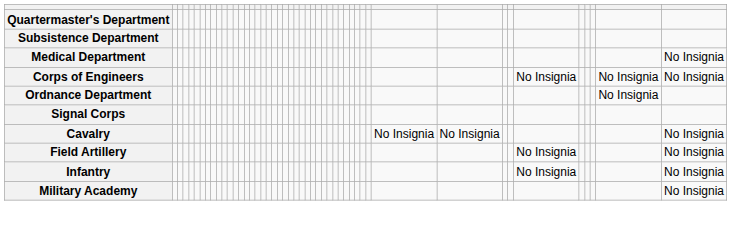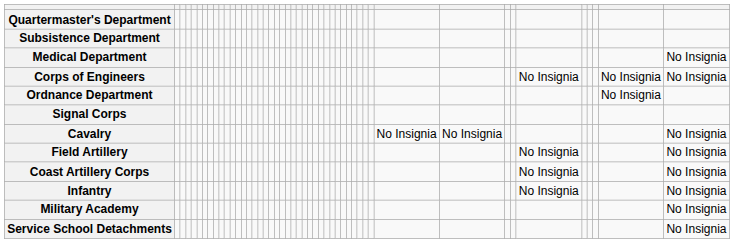+ row: (90, 171)
+ row: (90, 228)
